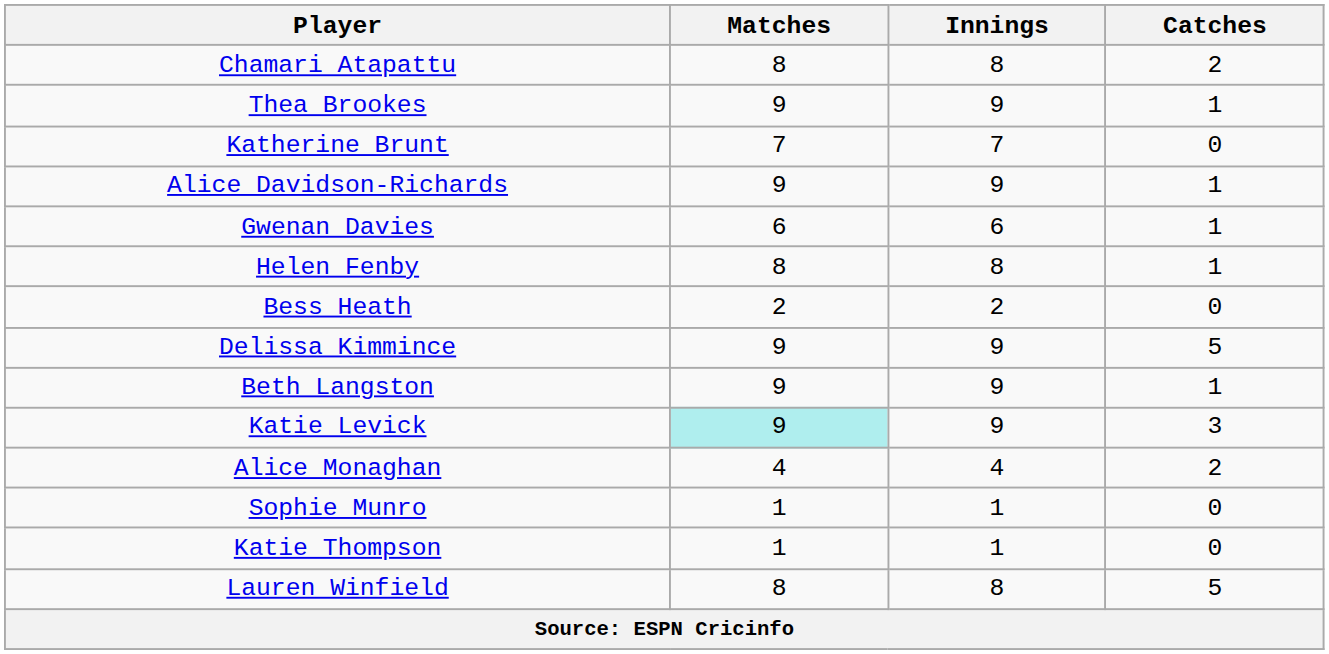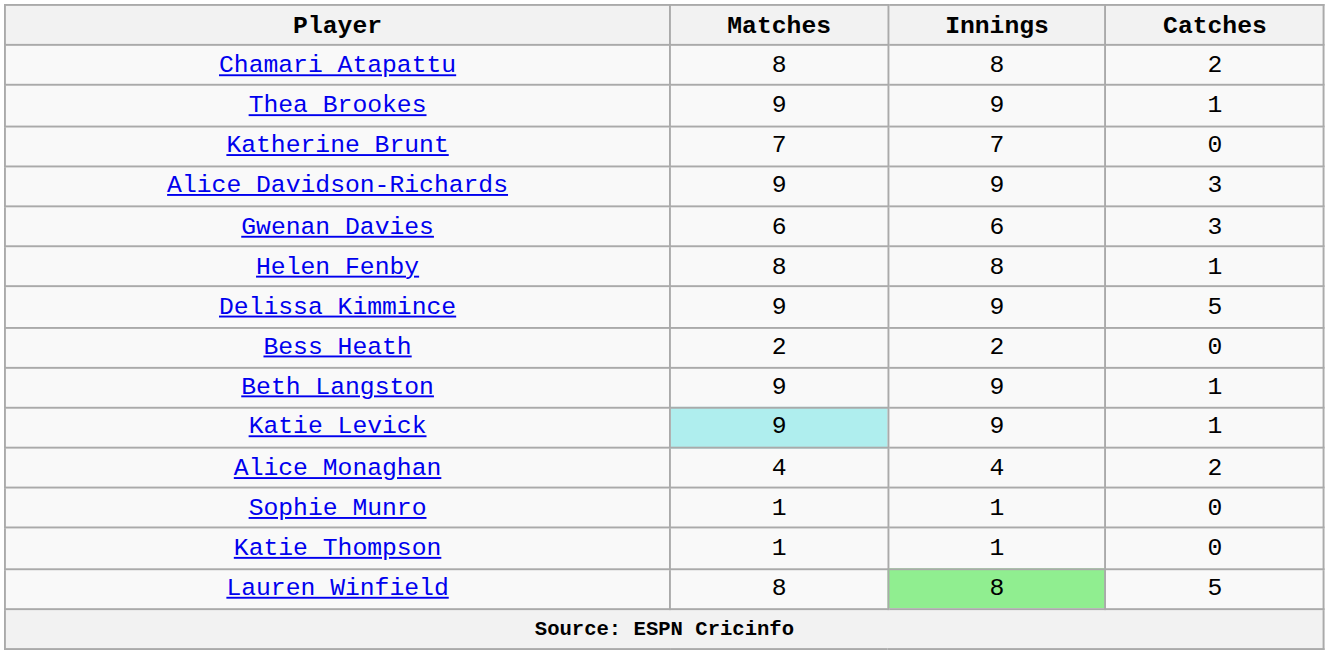(1215, 186) 1 -> (1215, 186) 3
(1215, 226) 1 -> (1215, 226) 3
rows swapped: (338, 307) <-> (338, 347)
(1215, 428) 3 -> (1215, 428) 1
(997, 589) no background -> (997, 589) lightgreen background
